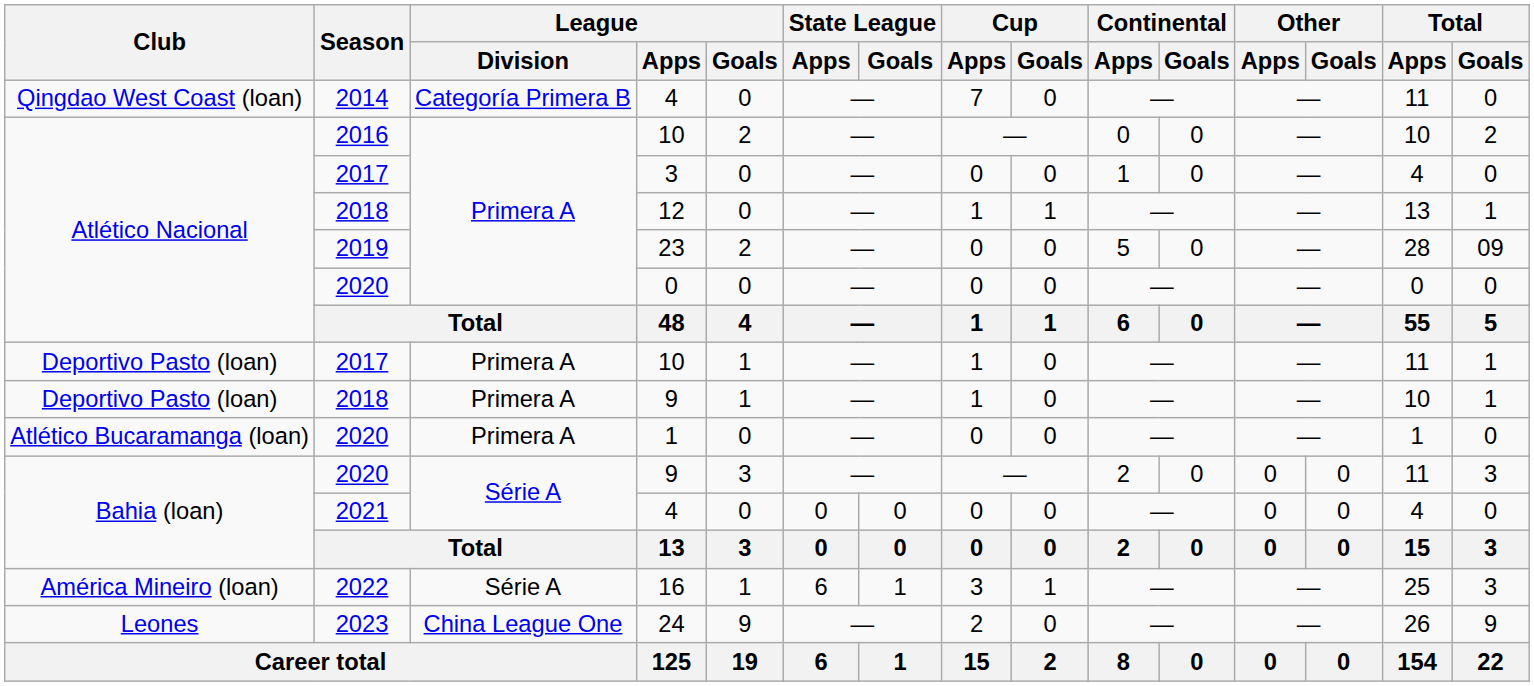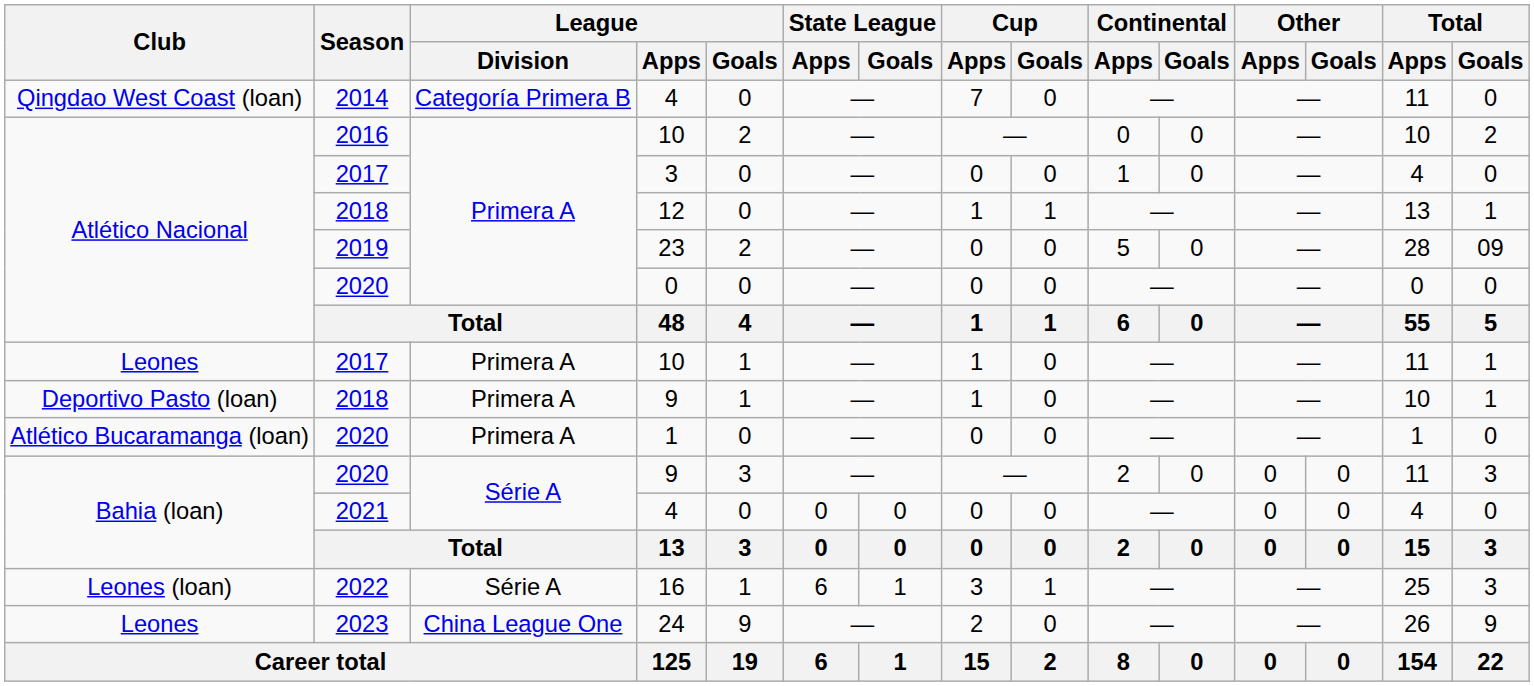(160, 361) Deportivo Pasto (loan) -> (160, 361) Leones
(160, 586) América Mineiro (loan) -> (160, 586) Leones (loan)
